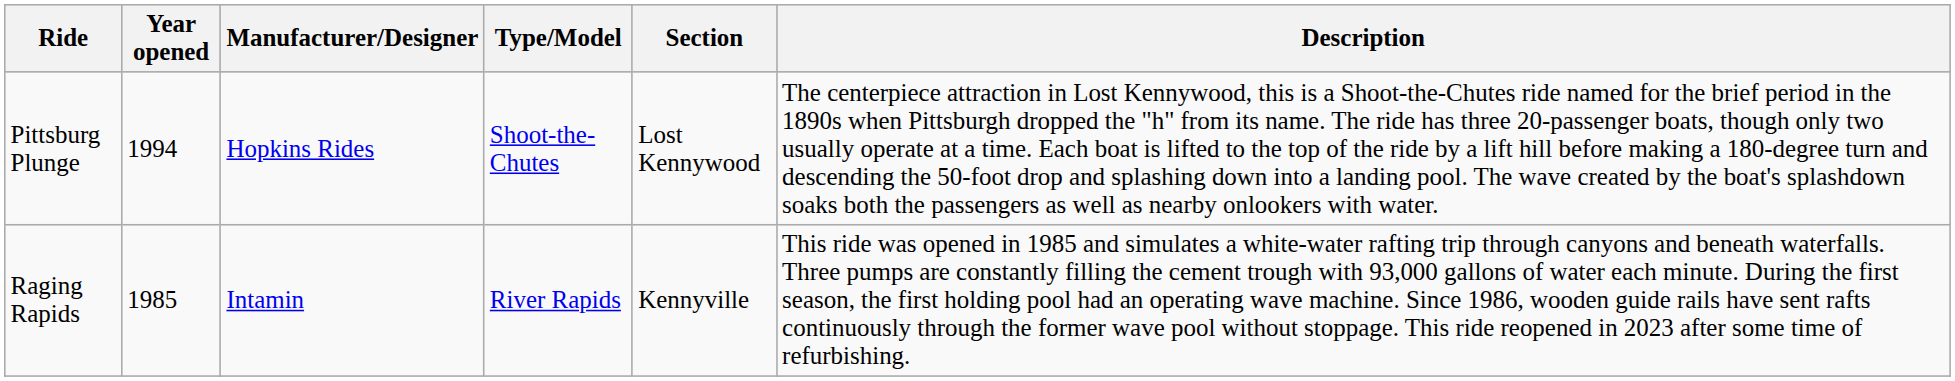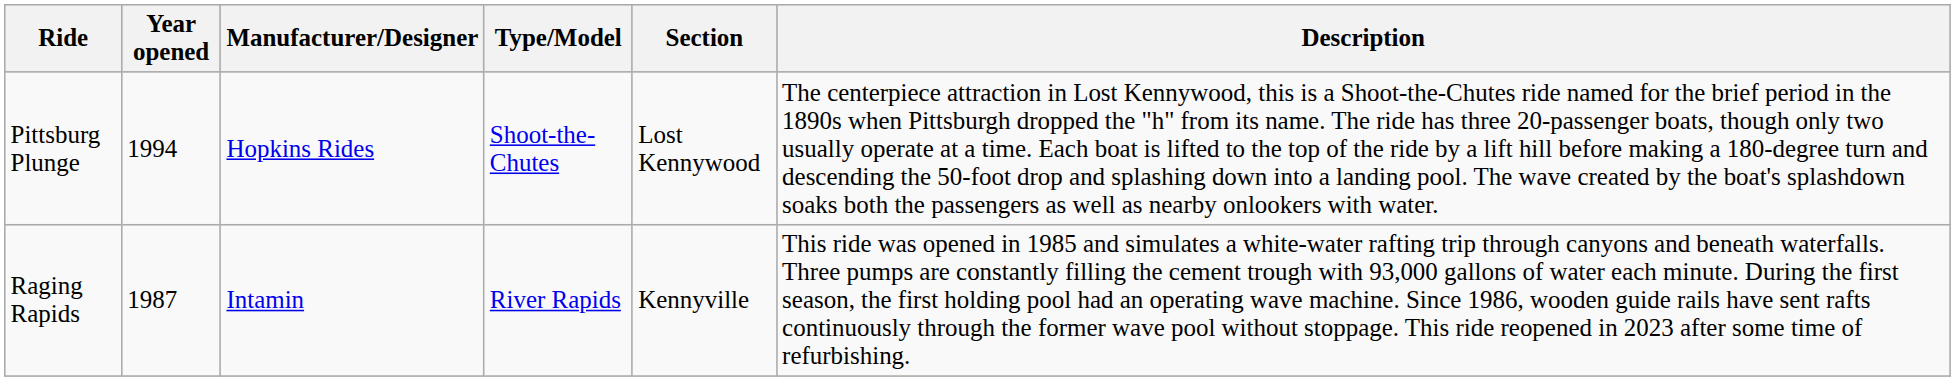(152, 300) 1985 -> (152, 300) 1987
